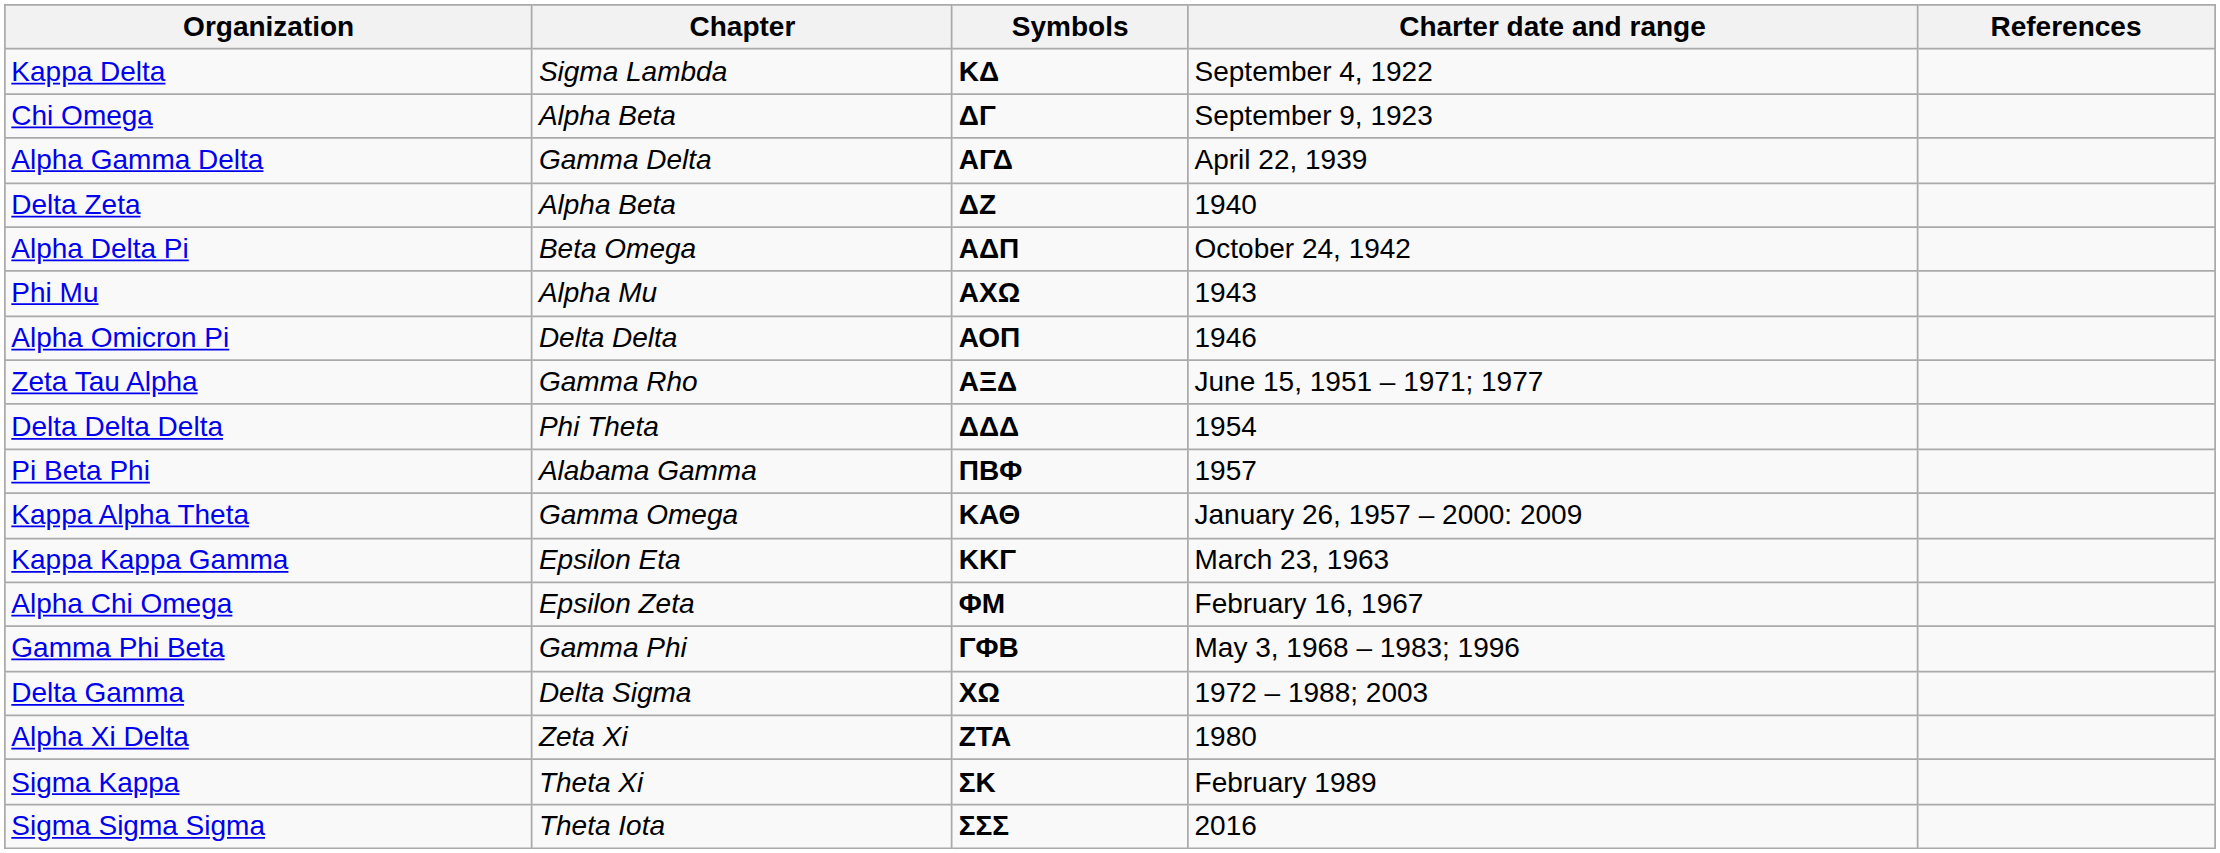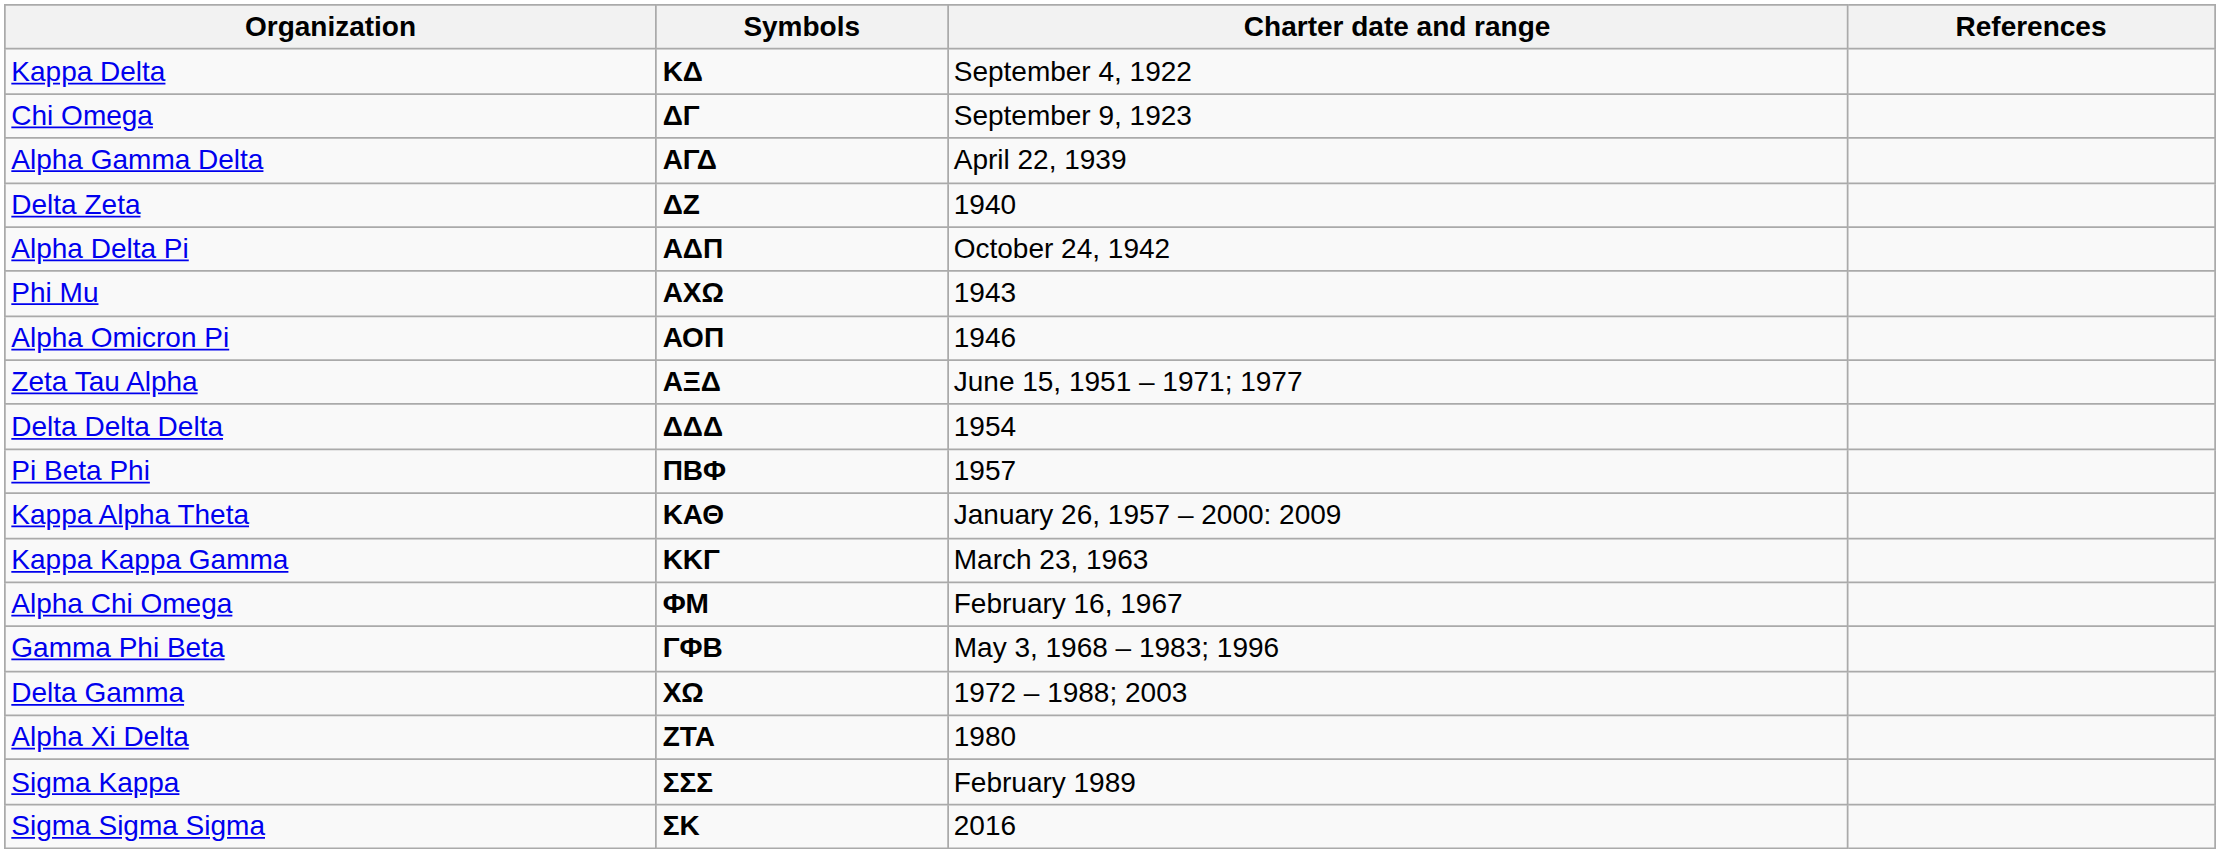- column: (742, 26)
(977, 781) ΣΚ -> (688, 781) ΣΣΣ
(984, 826) ΣΣΣ -> (681, 826) ΣΚ
